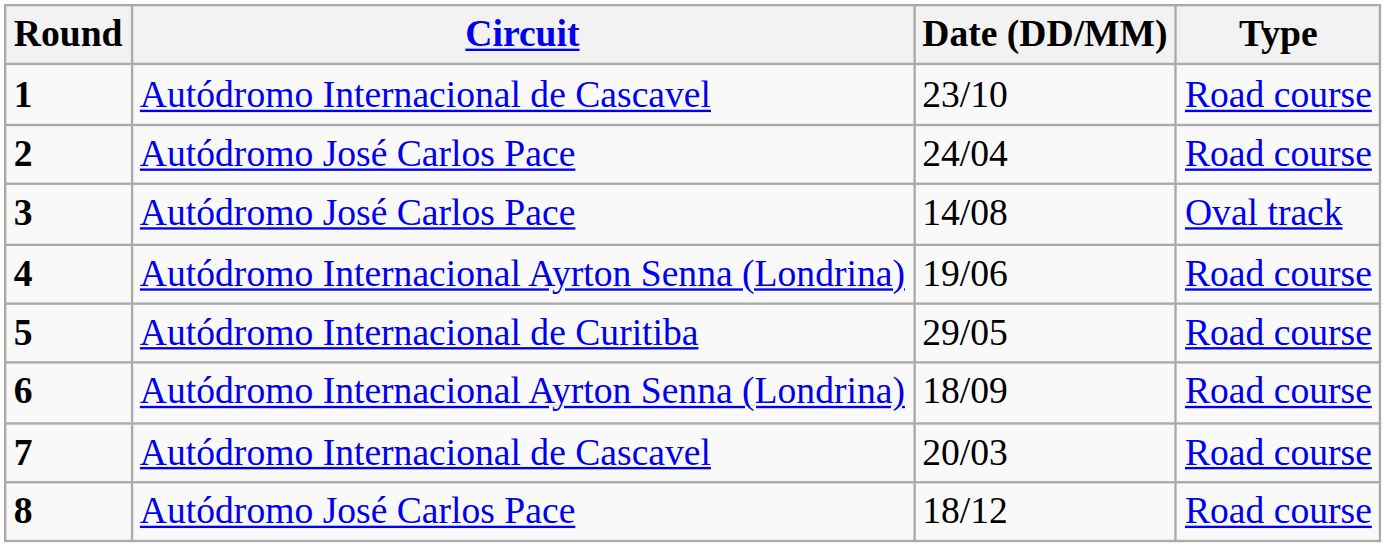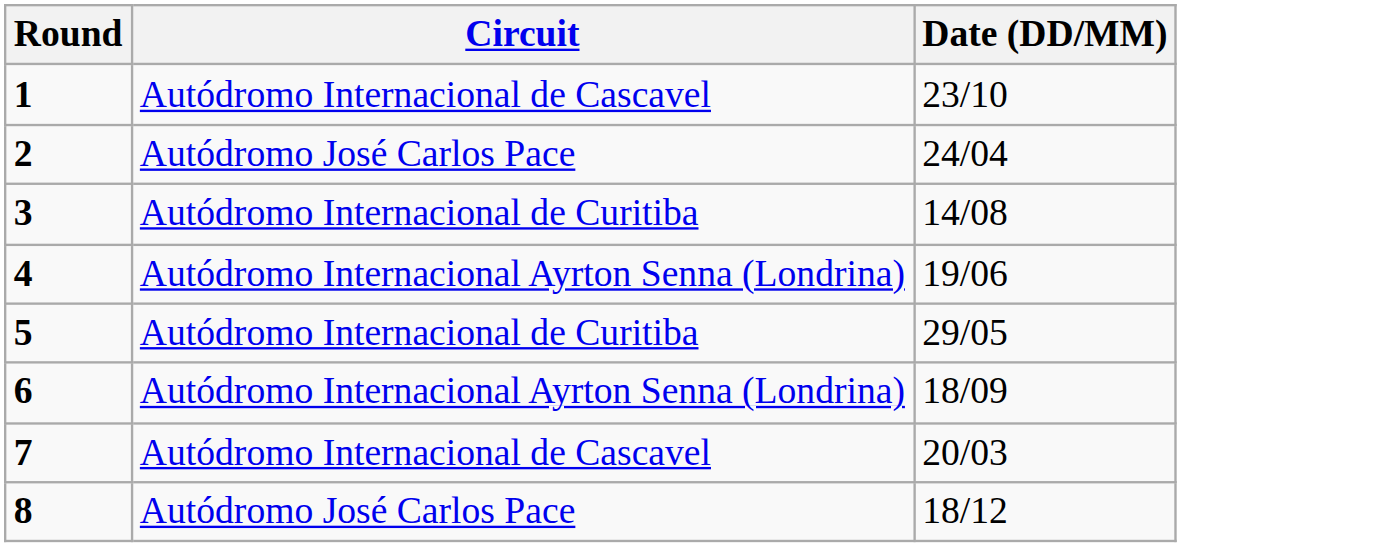- column: (1278, 34)
(358, 213) Autódromo José Carlos Pace -> (419, 213) Autódromo Internacional de Curitiba
